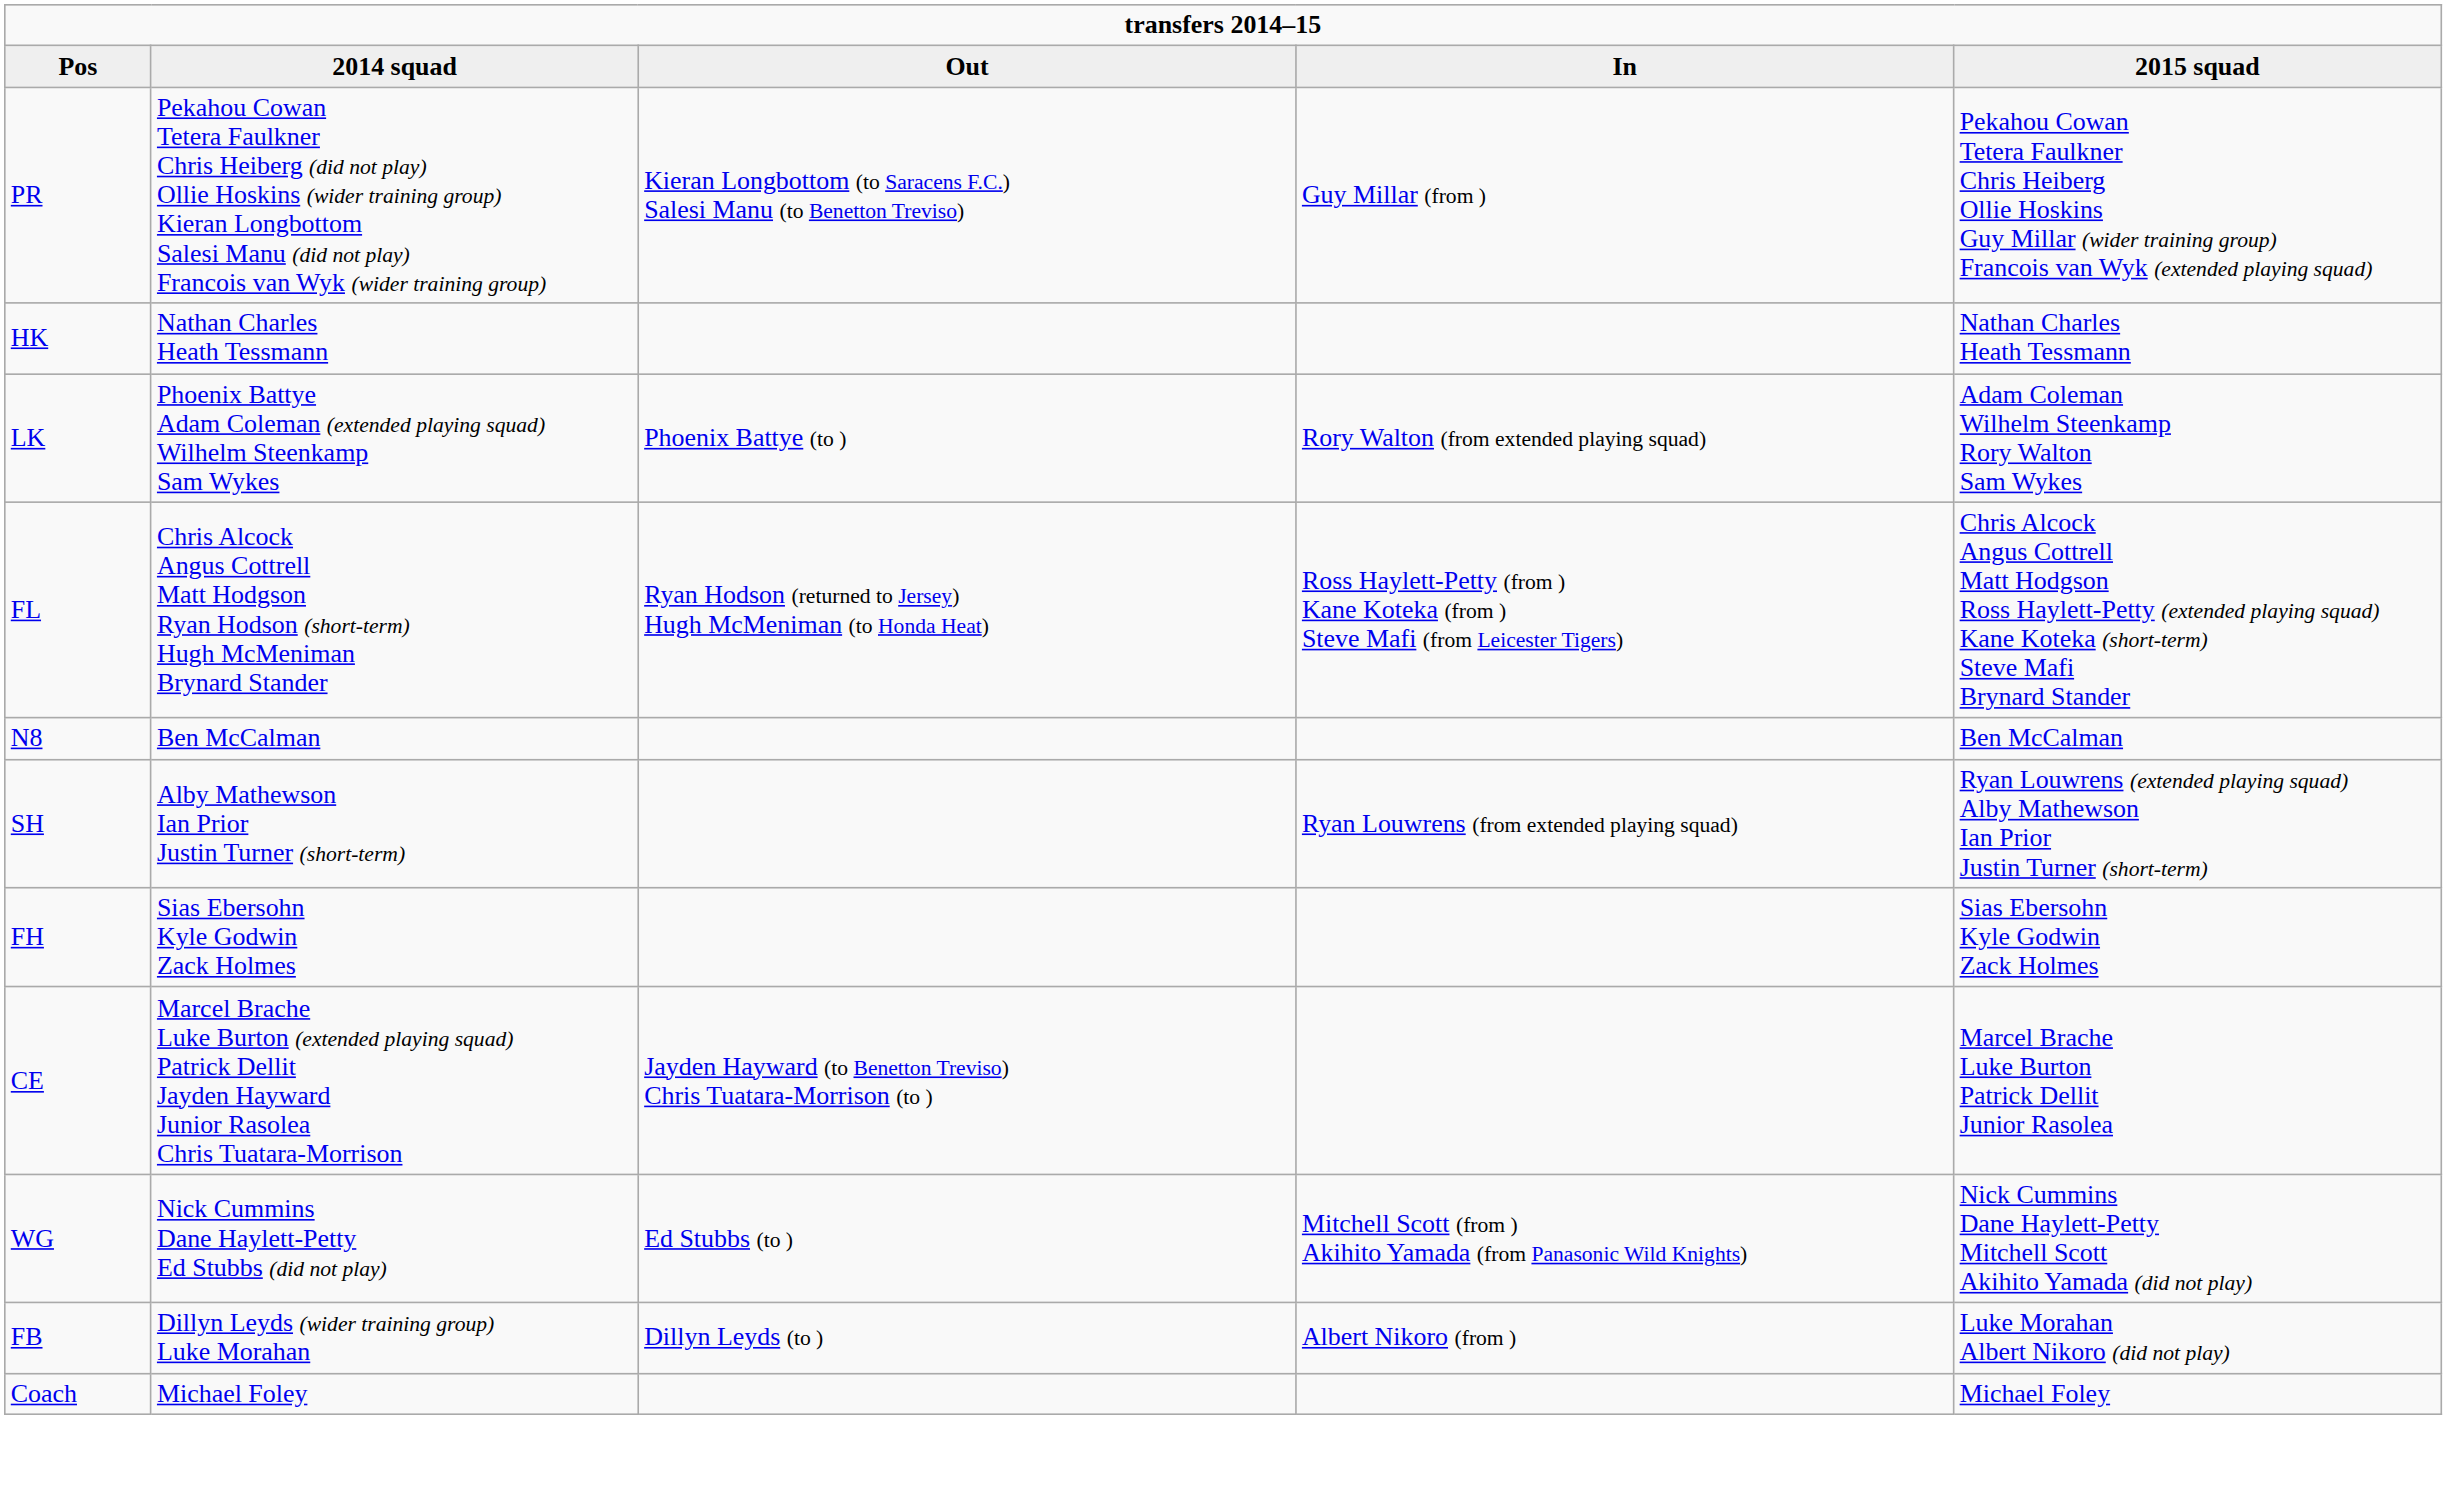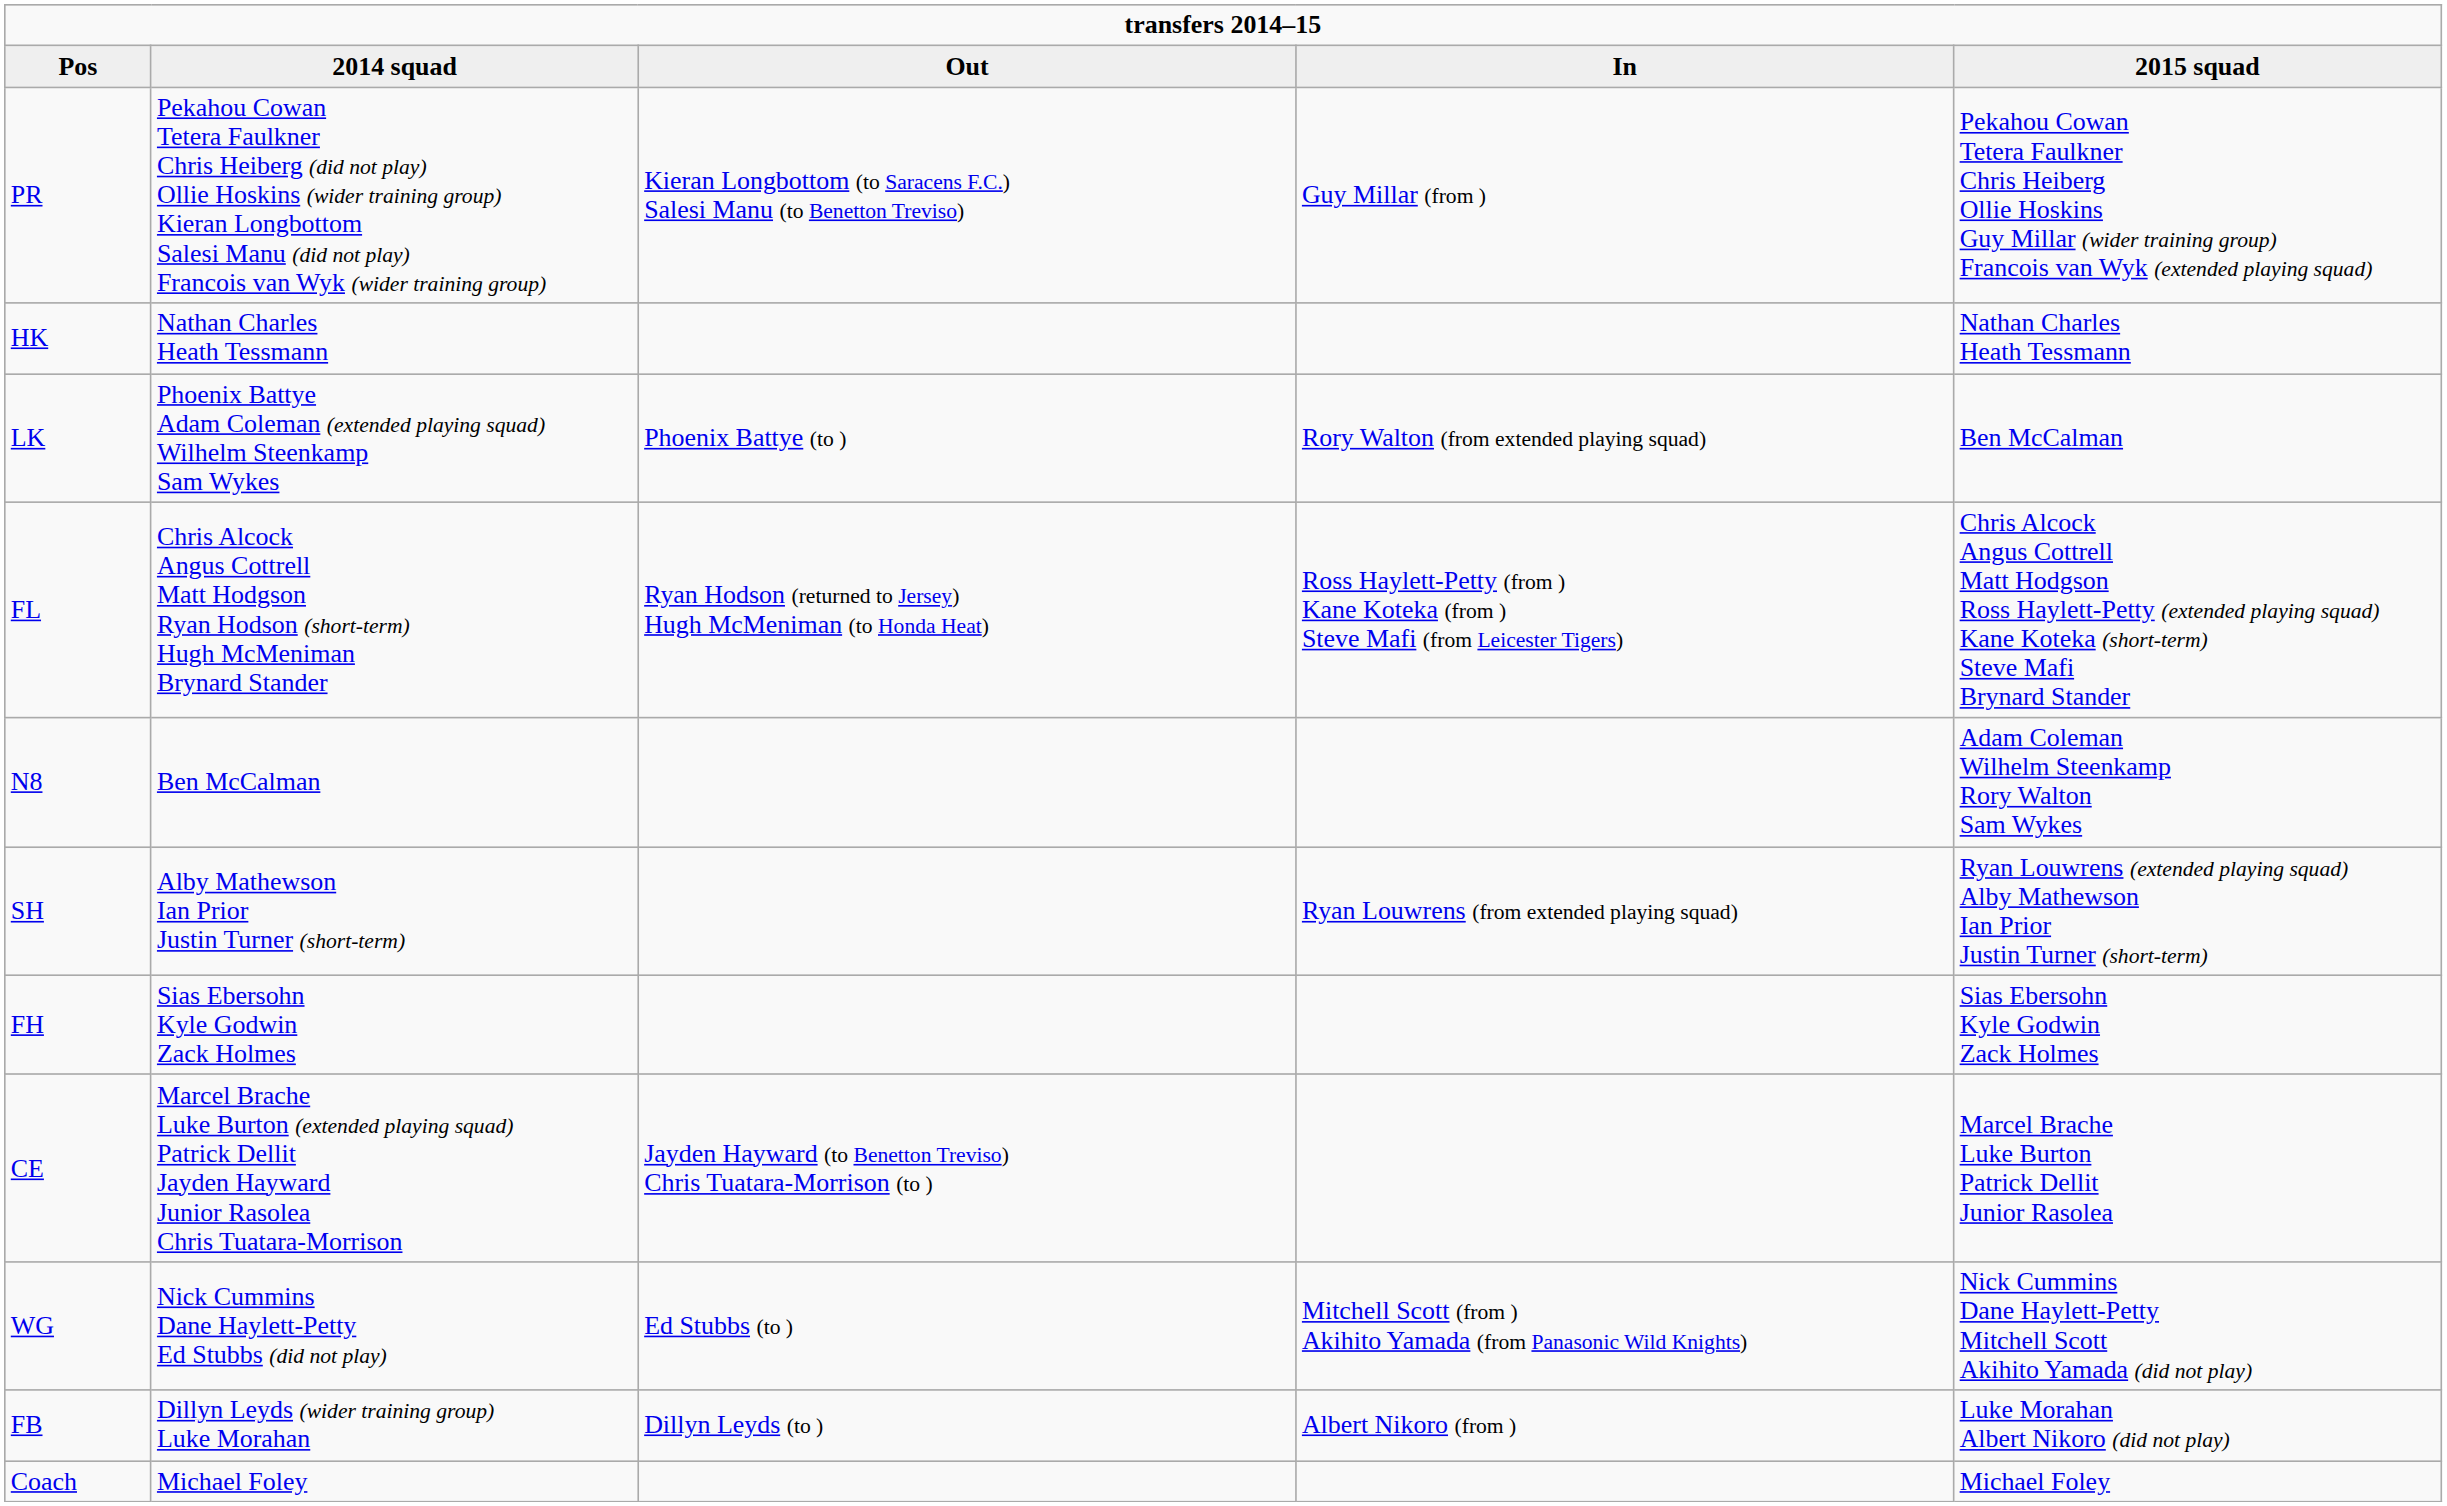(2065, 437) Adam Coleman Wilhelm Steenkamp Rory Walton Sam Wykes -> (2041, 437) Ben McCalman
(2041, 738) Ben McCalman -> (2065, 781) Adam Coleman Wilhelm Steenkamp Rory Walton Sam Wykes
